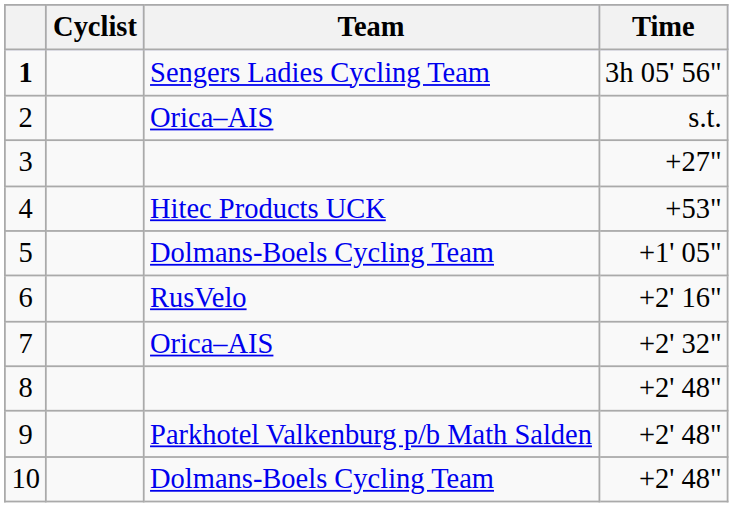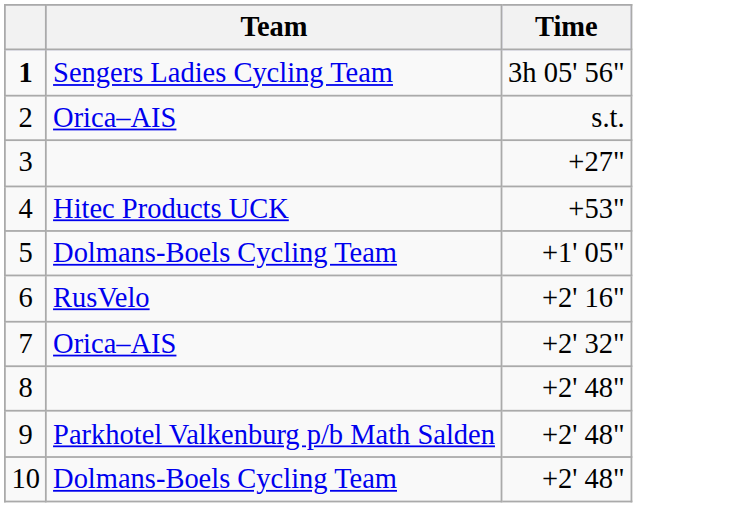- column: (95, 27)
